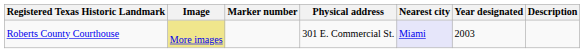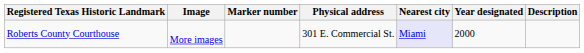(196, 39) khaki background -> (196, 39) no background
(465, 34) 2003 -> (465, 34) 2000
